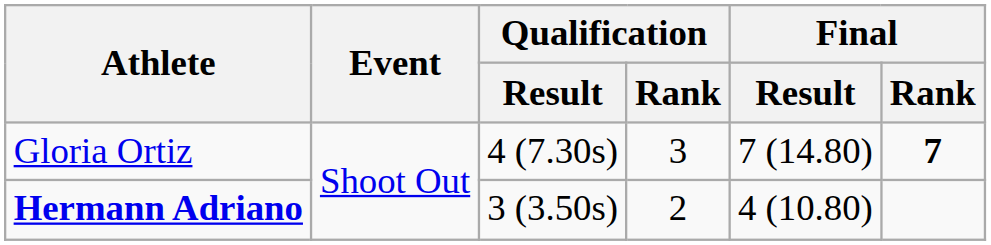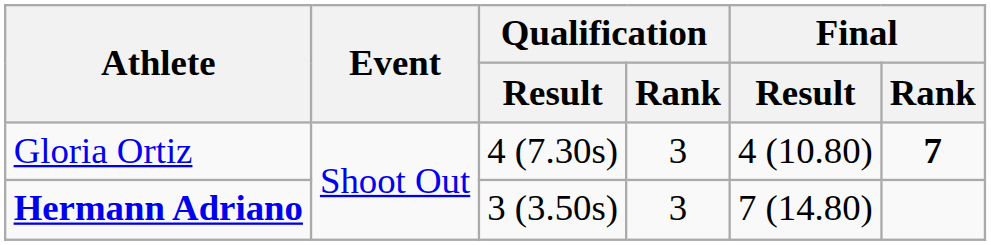(805, 150) 7 (14.80) -> (805, 150) 4 (10.80)
(678, 208) 2 -> (678, 208) 3
(805, 208) 4 (10.80) -> (805, 208) 7 (14.80)
